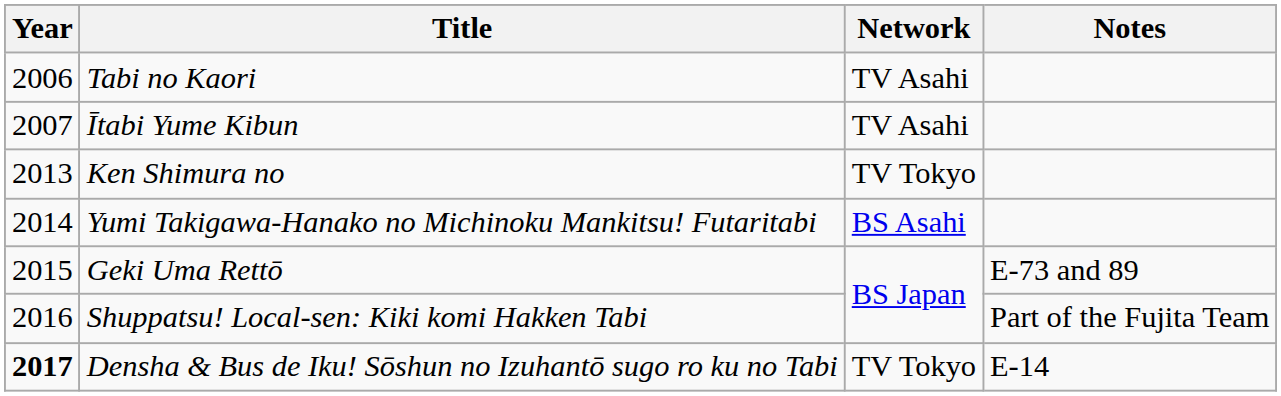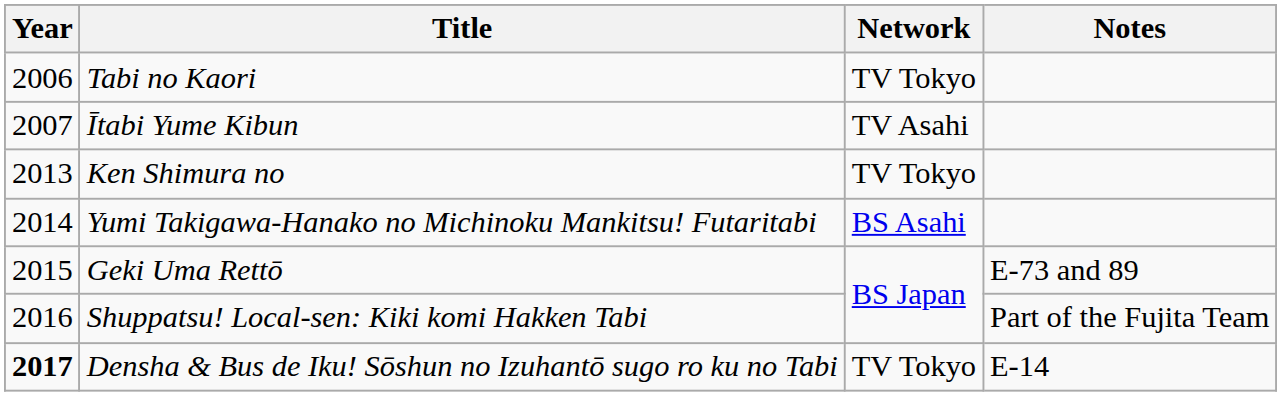(910, 76) TV Asahi -> (914, 76) TV Tokyo
